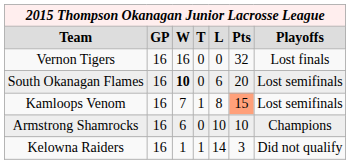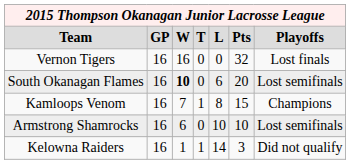(242, 103) lightsalmon background -> (242, 103) no background
(300, 103) Lost semifinals -> (300, 103) Champions
(300, 125) Champions -> (300, 125) Lost semifinals
